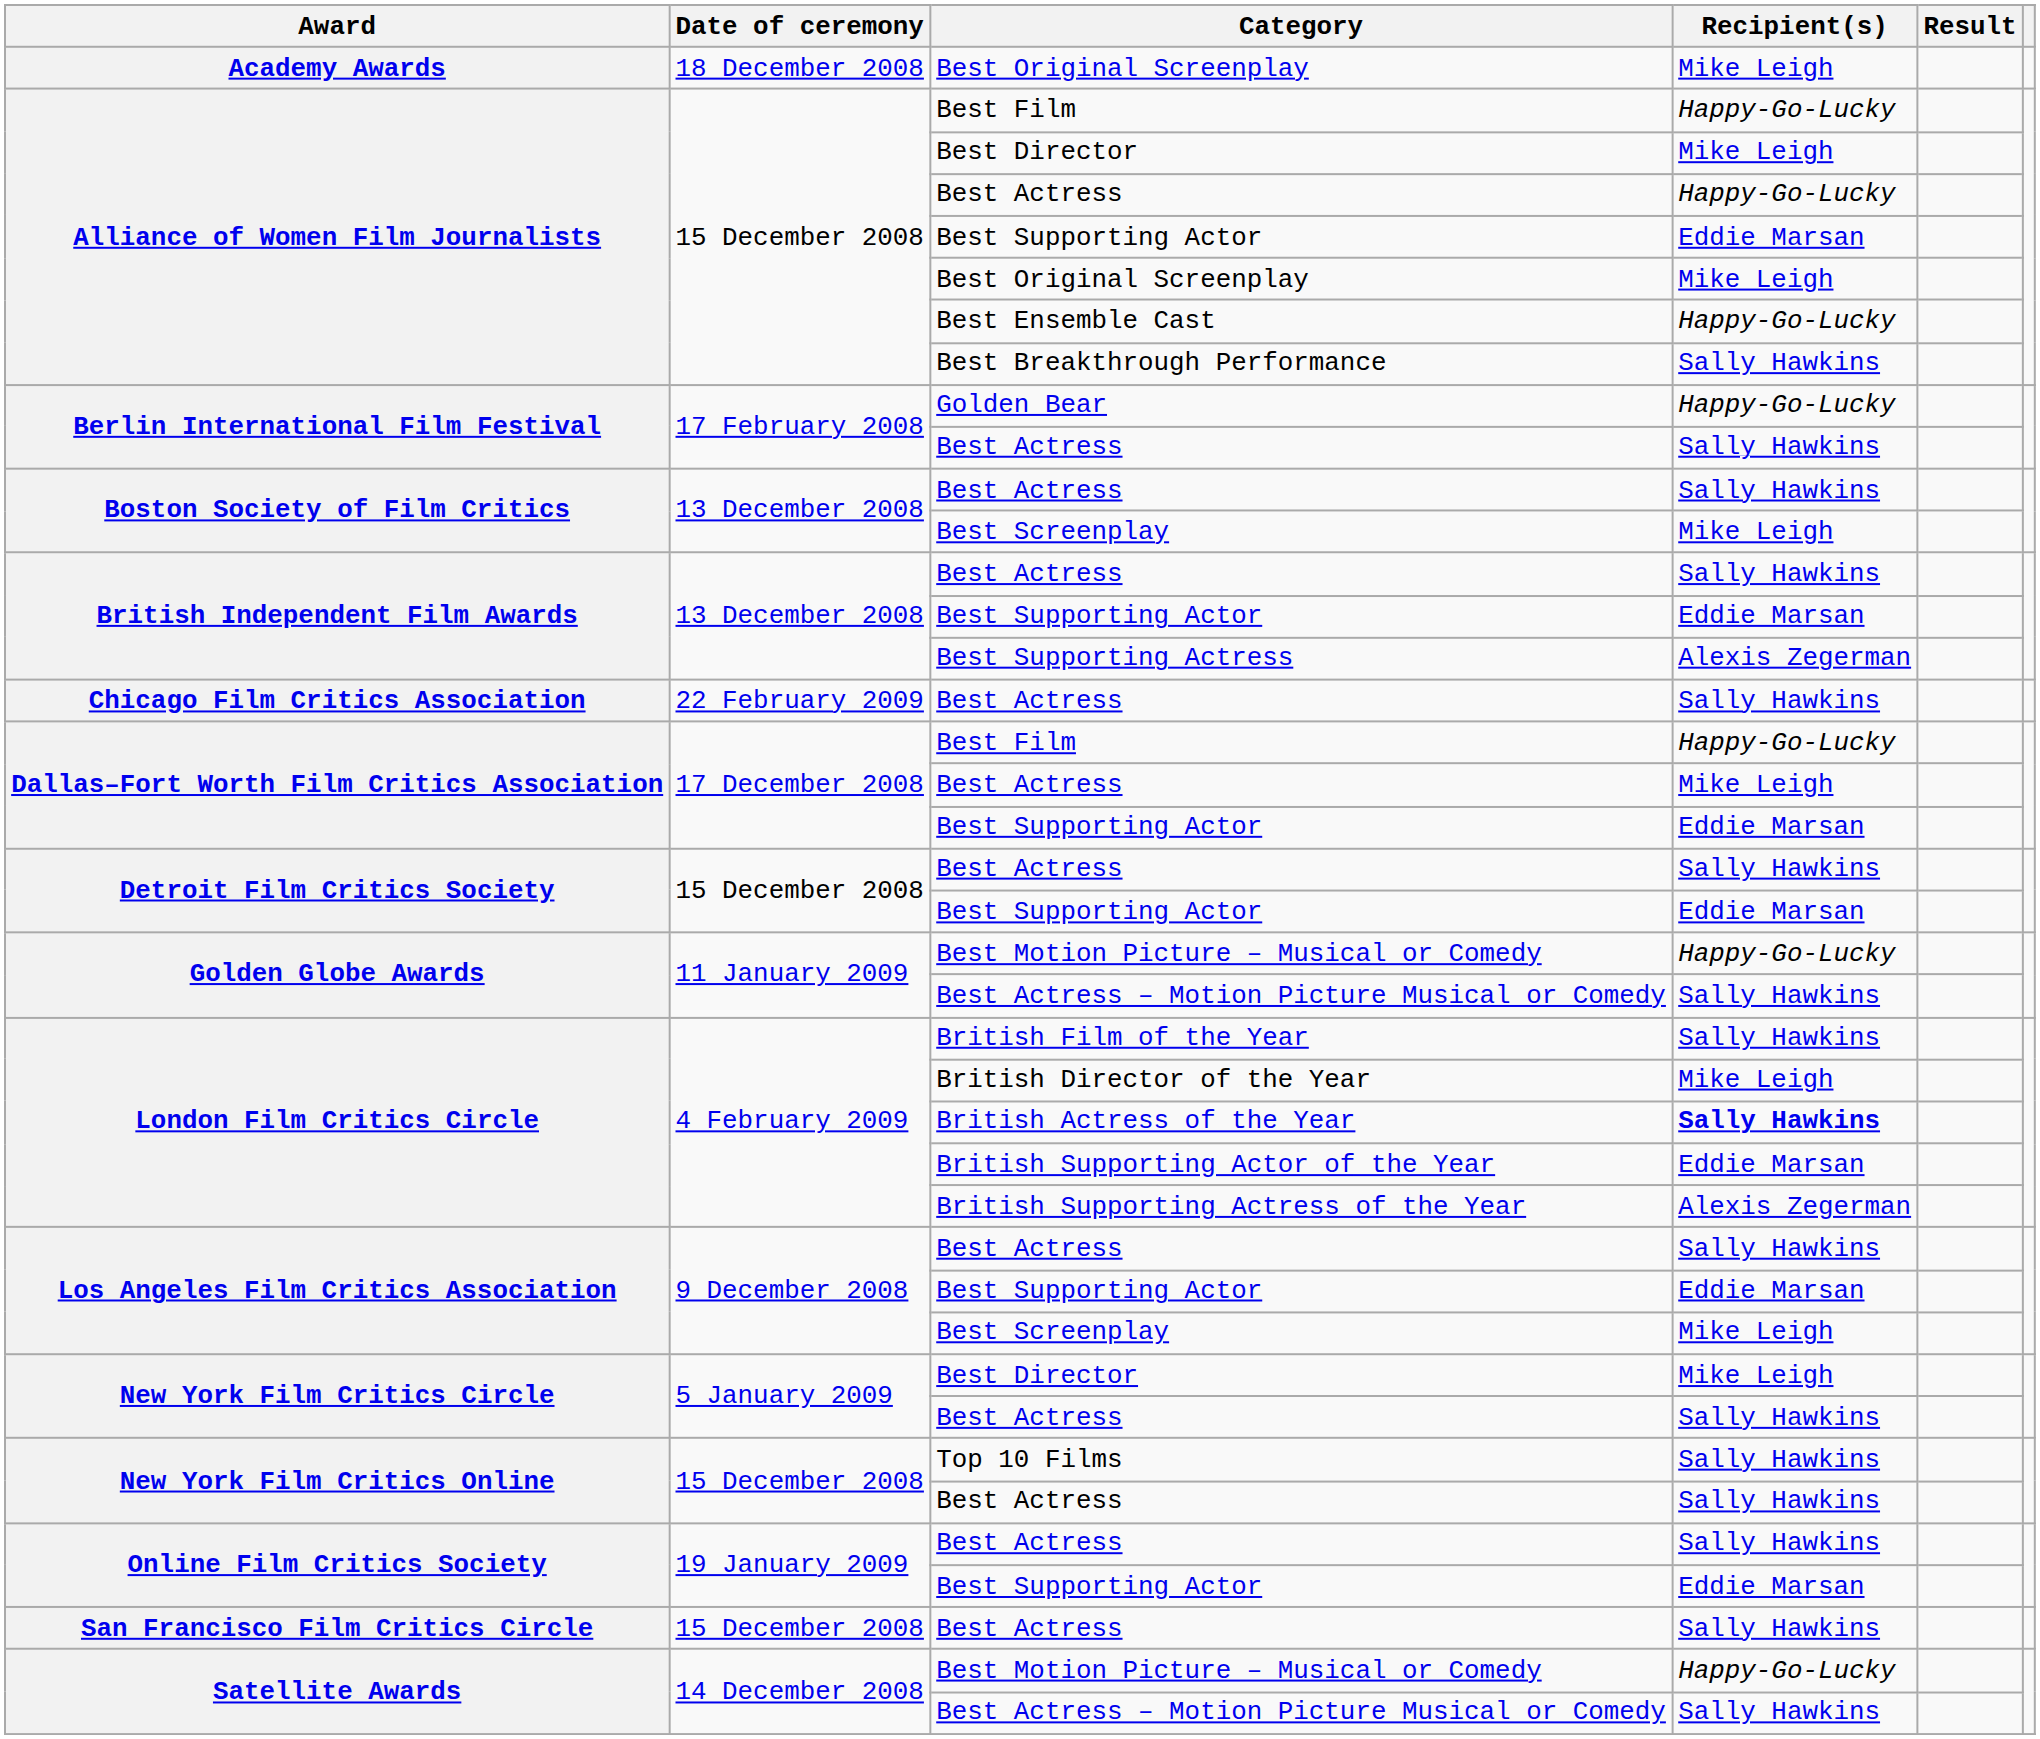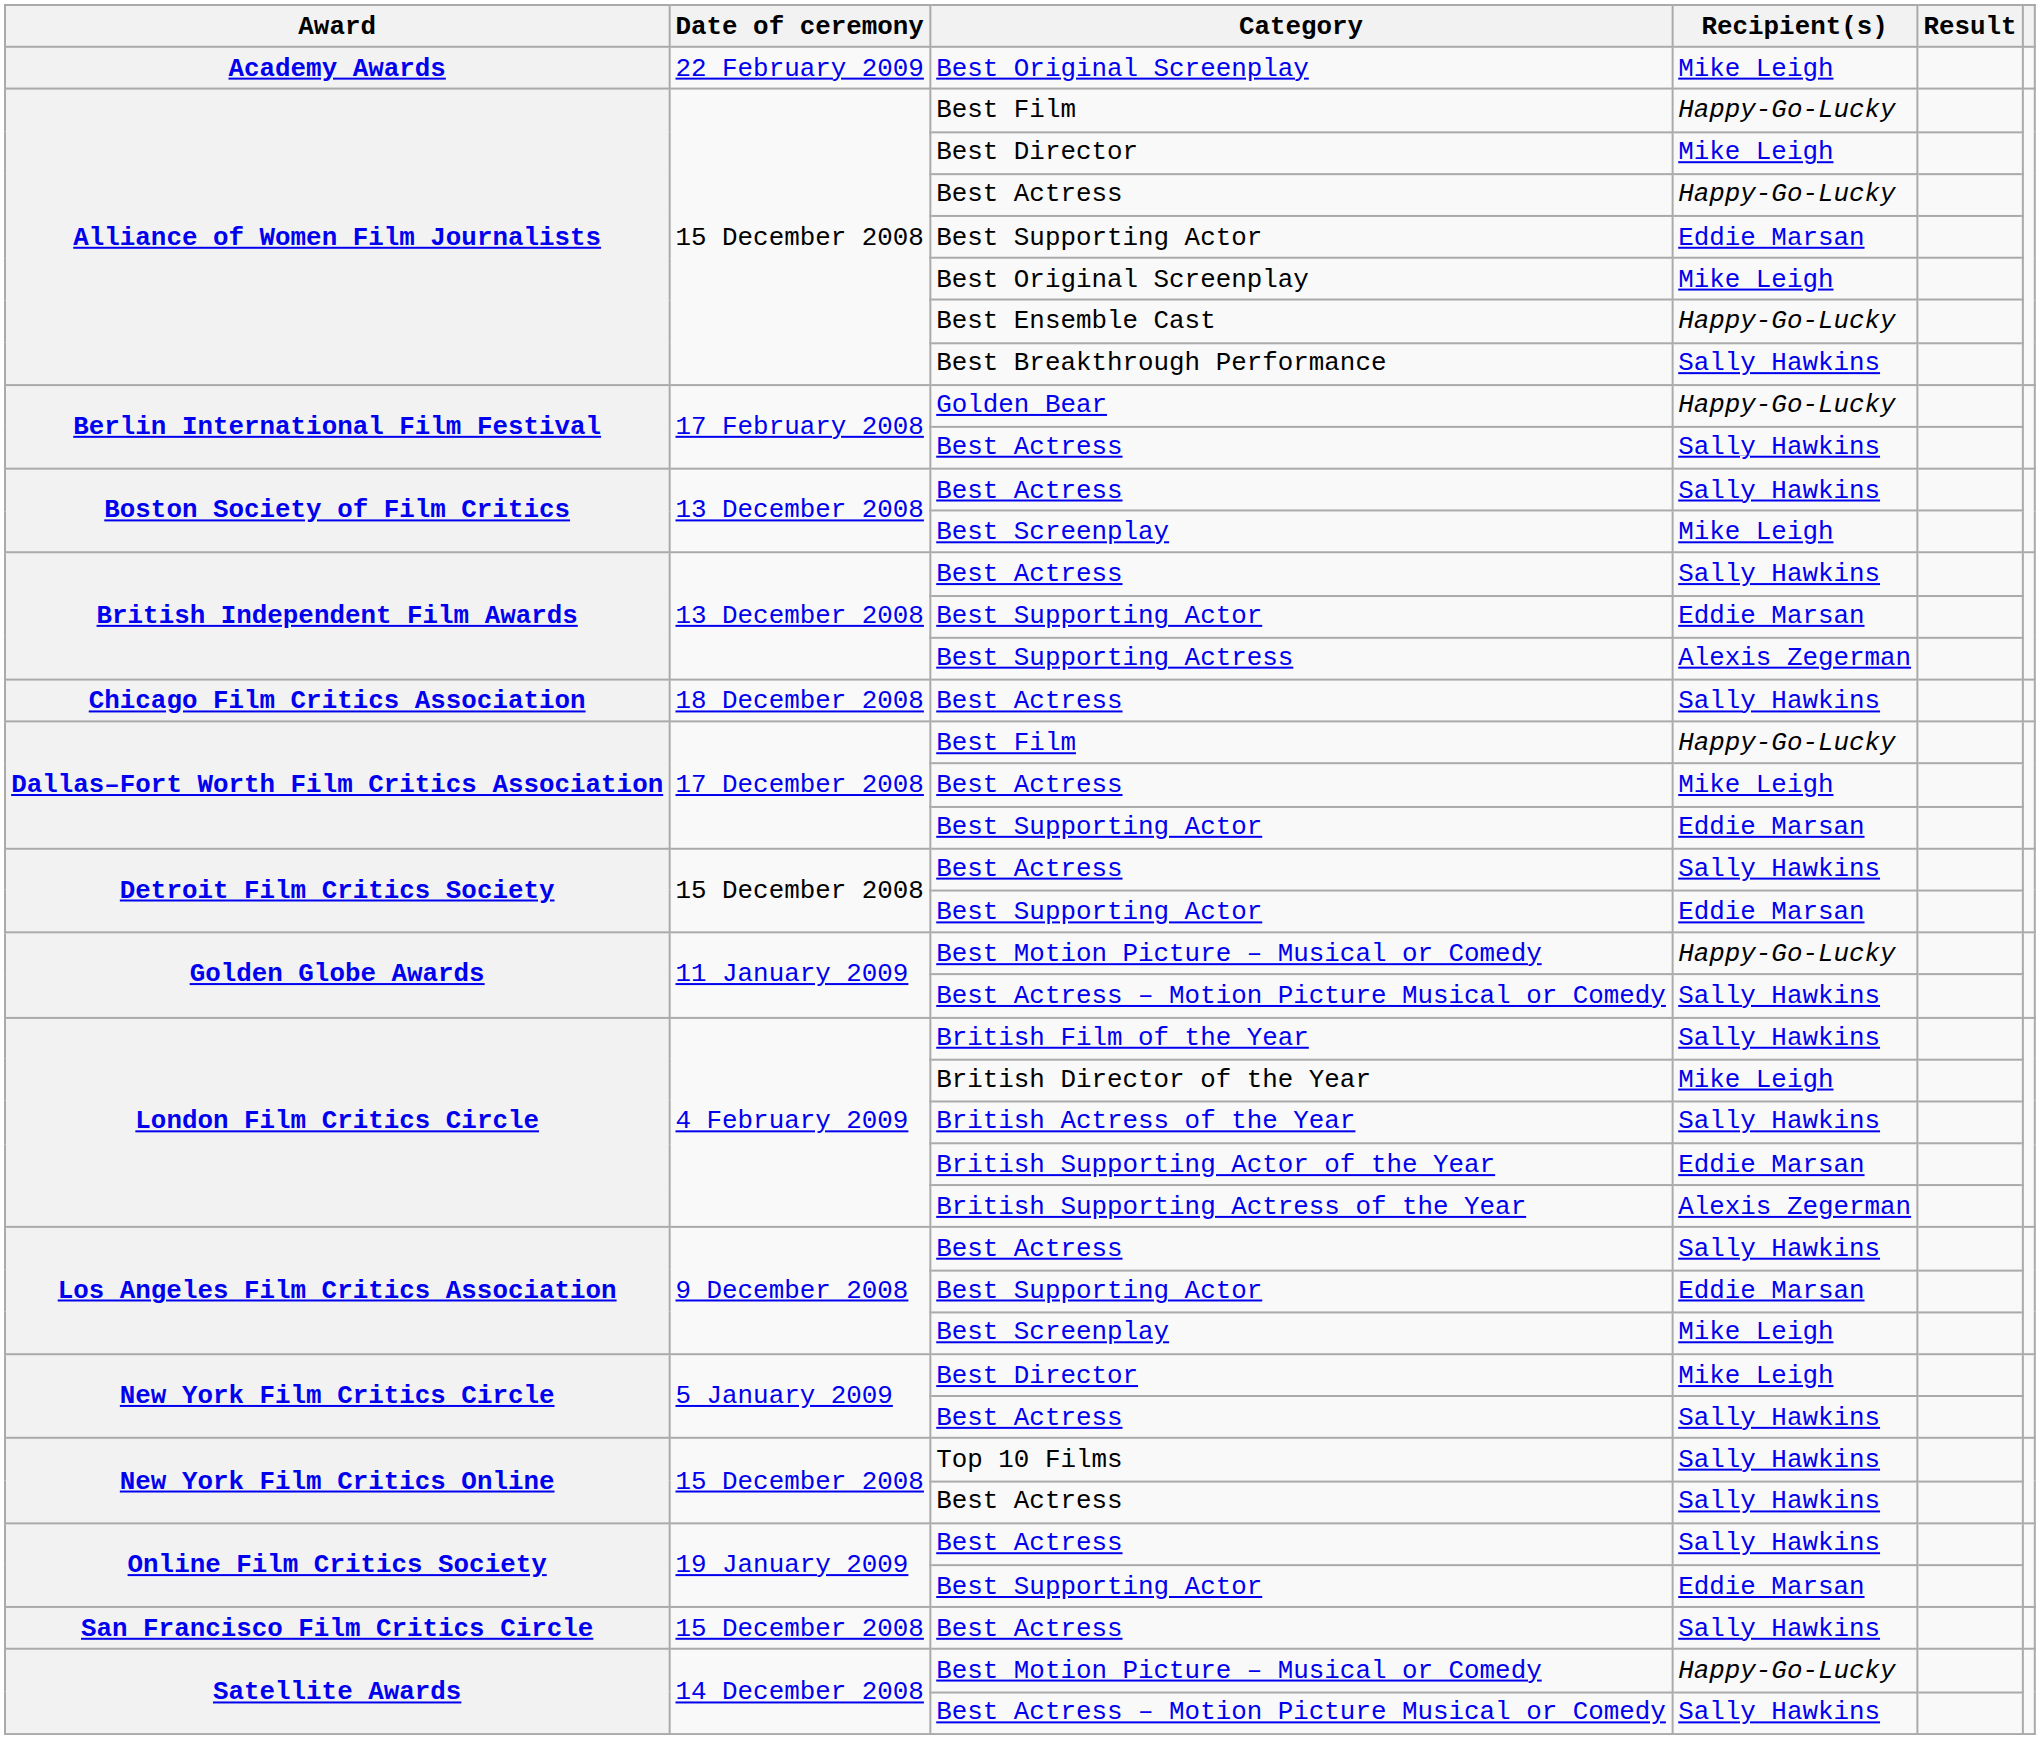(800, 68) 18 December 2008 -> (800, 68) 22 February 2009
(800, 701) 22 February 2009 -> (800, 701) 18 December 2008
(1779, 1122) bold -> (1779, 1122) normal
